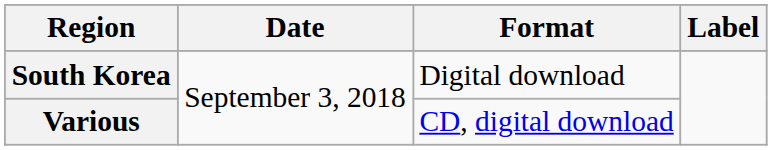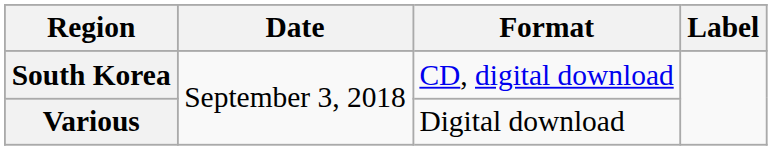(522, 74) Digital download -> (547, 74) CD, digital download
(547, 121) CD, digital download -> (522, 121) Digital download
